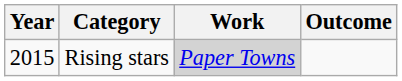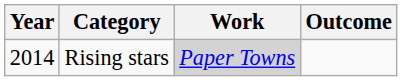(32, 57) 2015 -> (32, 57) 2014
